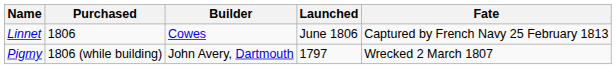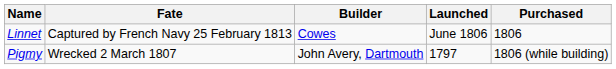columns swapped: (105, 14) <-> (486, 14)
